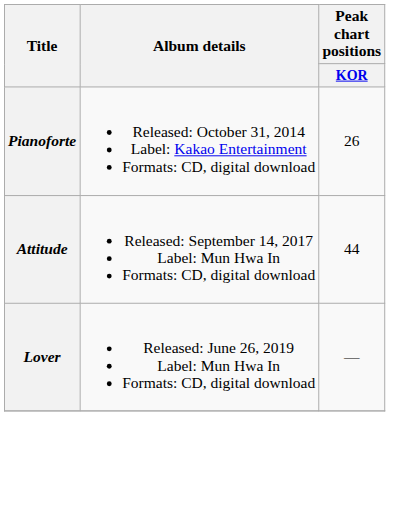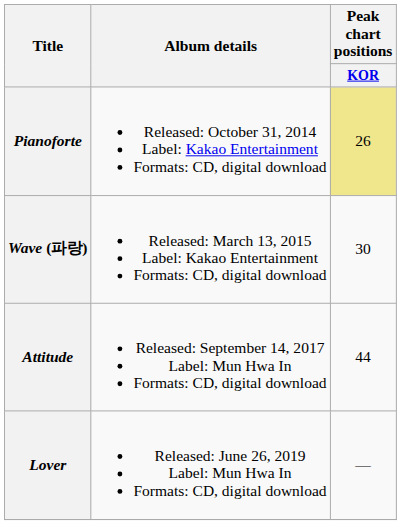(352, 141) no background -> (363, 141) khaki background
+ row: (48, 248)
